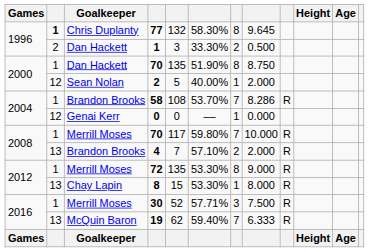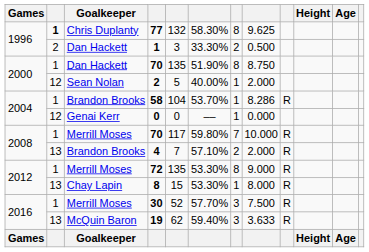(261, 31) 9.645 -> (261, 31) 9.625
(177, 100) 108 -> (177, 100) 104
(236, 100) 7 -> (236, 100) 1
(210, 204) 57.71% -> (210, 204) 57.70%
(236, 221) 7 -> (236, 221) 3
(261, 221) 6.333 -> (261, 221) 3.633
